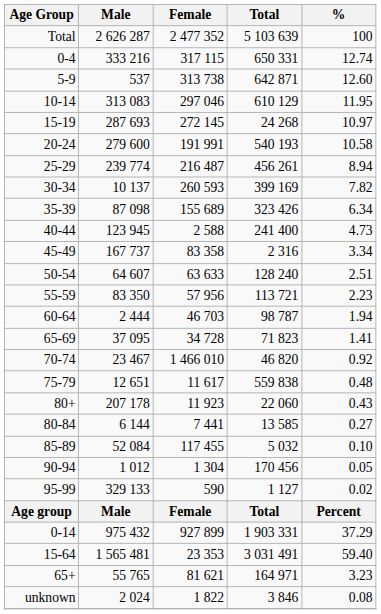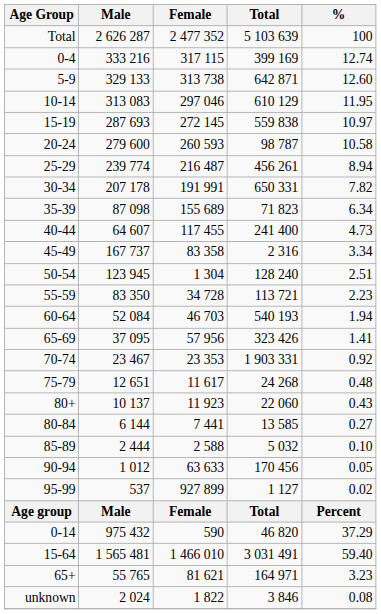(276, 58) 650 331 -> (276, 58) 399 169
(140, 79) 537 -> (128, 79) 329 133
(280, 123) 24 268 -> (276, 123) 559 838
(202, 144) 191 991 -> (202, 144) 260 593
(276, 144) 540 193 -> (280, 144) 98 787
(131, 187) 10 137 -> (128, 187) 207 178
(202, 187) 260 593 -> (202, 187) 191 991
(276, 187) 399 169 -> (276, 187) 650 331
(276, 209) 323 426 -> (280, 209) 71 823
(128, 230) 123 945 -> (131, 230) 64 607
(209, 230) 2 588 -> (202, 230) 117 455
(131, 274) 64 607 -> (128, 274) 123 945
(205, 274) 63 633 -> (209, 274) 1 304
(205, 295) 57 956 -> (205, 295) 34 728
(135, 317) 2 444 -> (131, 317) 52 084
(280, 317) 98 787 -> (276, 317) 540 193
(205, 338) 34 728 -> (205, 338) 57 956
(280, 338) 71 823 -> (276, 338) 323 426
(197, 360) 1 466 010 -> (205, 360) 23 353
(280, 360) 46 820 -> (271, 360) 1 903 331
(276, 381) 559 838 -> (280, 381) 24 268
(128, 403) 207 178 -> (131, 403) 10 137
(131, 446) 52 084 -> (135, 446) 2 444
(202, 446) 117 455 -> (209, 446) 2 588
(209, 468) 1 304 -> (205, 468) 63 633
(128, 489) 329 133 -> (140, 489) 537
(214, 489) 590 -> (202, 489) 927 899
(202, 532) 927 899 -> (214, 532) 590
(271, 532) 1 903 331 -> (280, 532) 46 820
(205, 554) 23 353 -> (197, 554) 1 466 010
